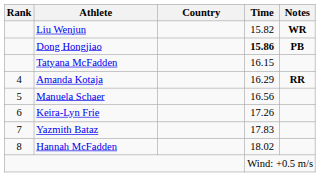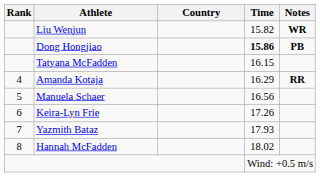(262, 130) 17.83 -> (262, 130) 17.93
